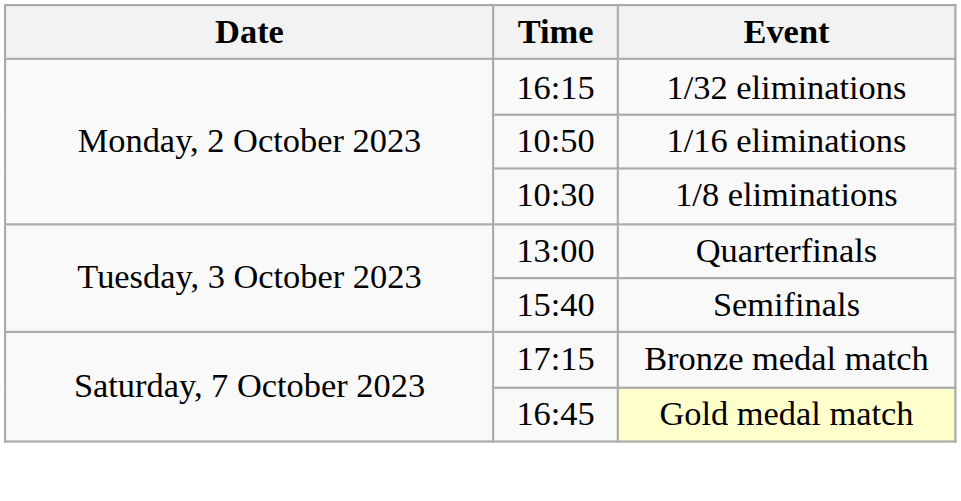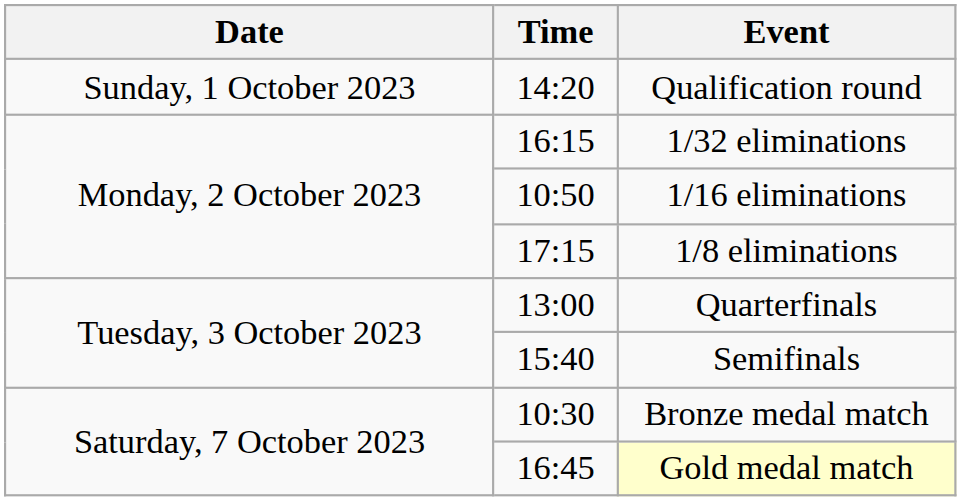+ row: (786, 86)
(556, 195) 10:30 -> (556, 250) 17:15
(556, 359) 17:15 -> (556, 413) 10:30
